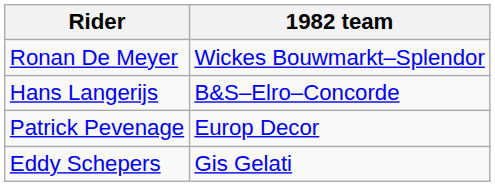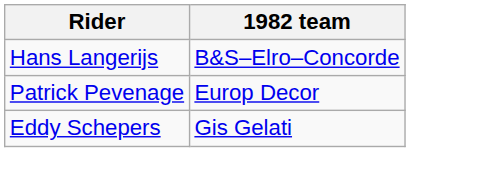- row: (94, 57)
